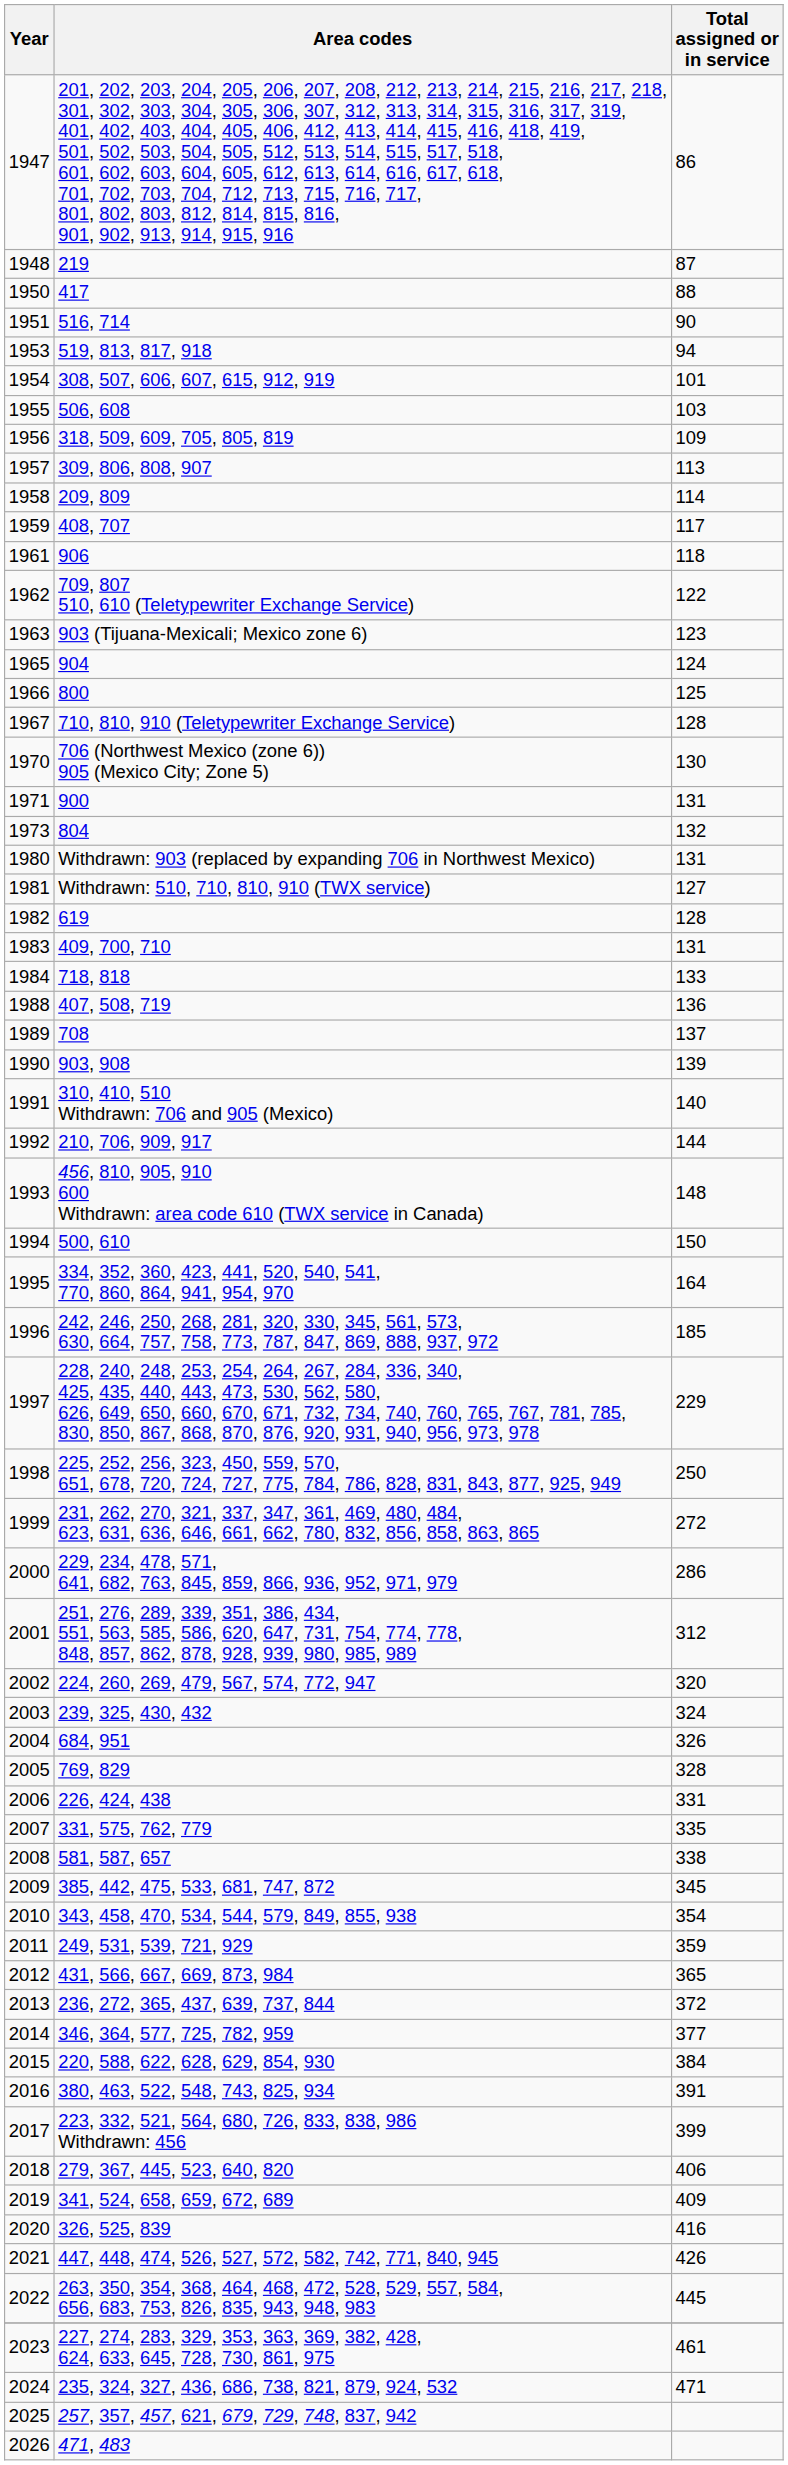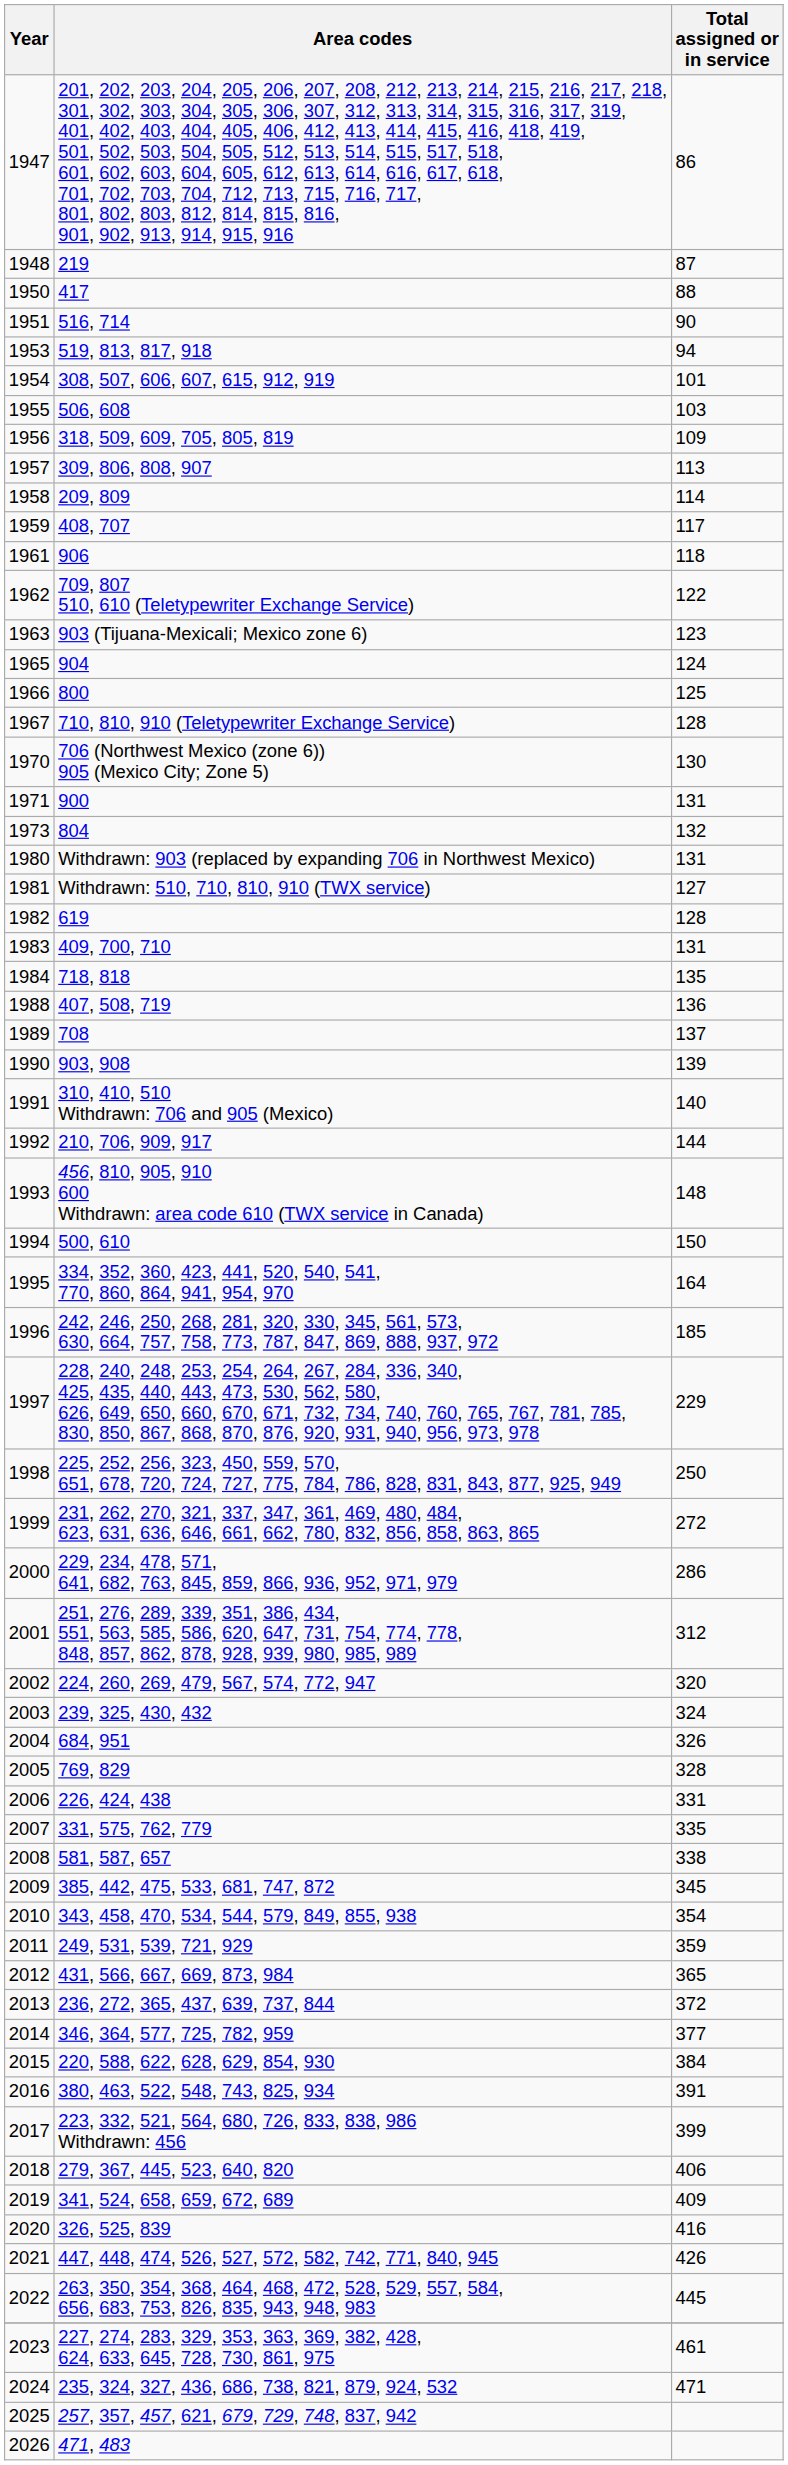(691, 976) 133 -> (691, 976) 135
